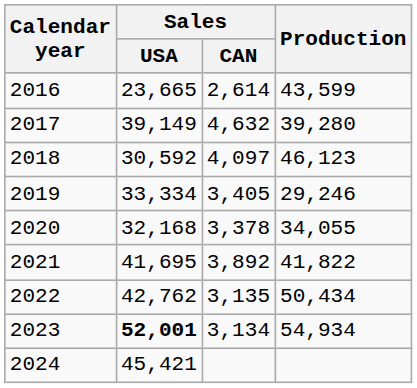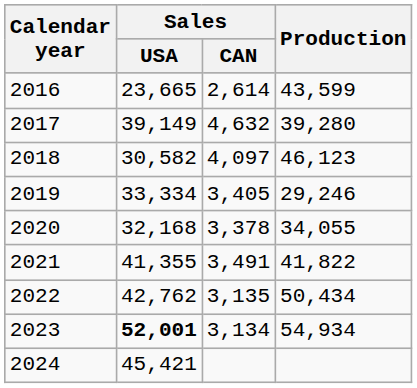(159, 159) 30,592 -> (159, 159) 30,582
(159, 262) 41,695 -> (159, 262) 41,355
(238, 262) 3,892 -> (238, 262) 3,491
